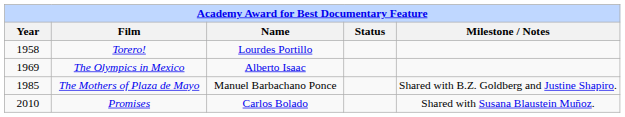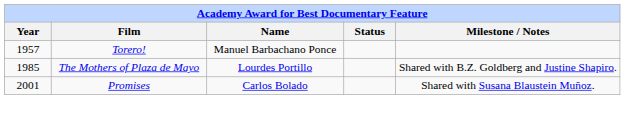(28, 49) 1958 -> (28, 49) 1957
(275, 49) Lourdes Portillo -> (275, 49) Manuel Barbachano Ponce
- row: (129, 67)
(275, 85) Manuel Barbachano Ponce -> (275, 67) Lourdes Portillo
(28, 103) 2010 -> (28, 85) 2001
